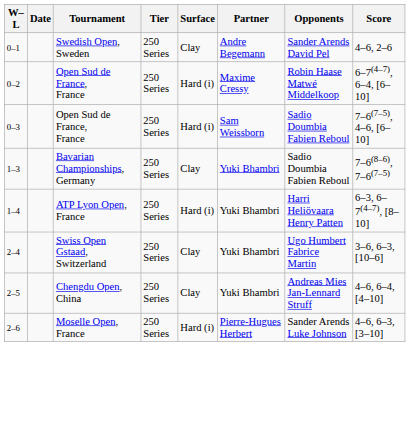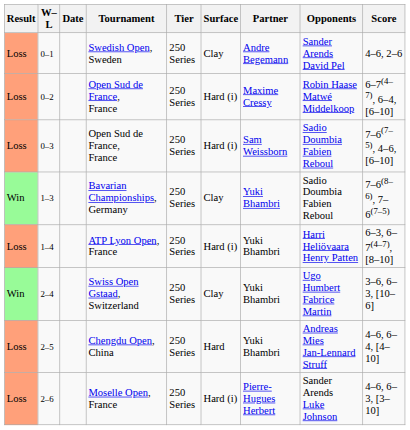+ column: (21, 18)
(190, 293) Clay -> (214, 346) Hard
